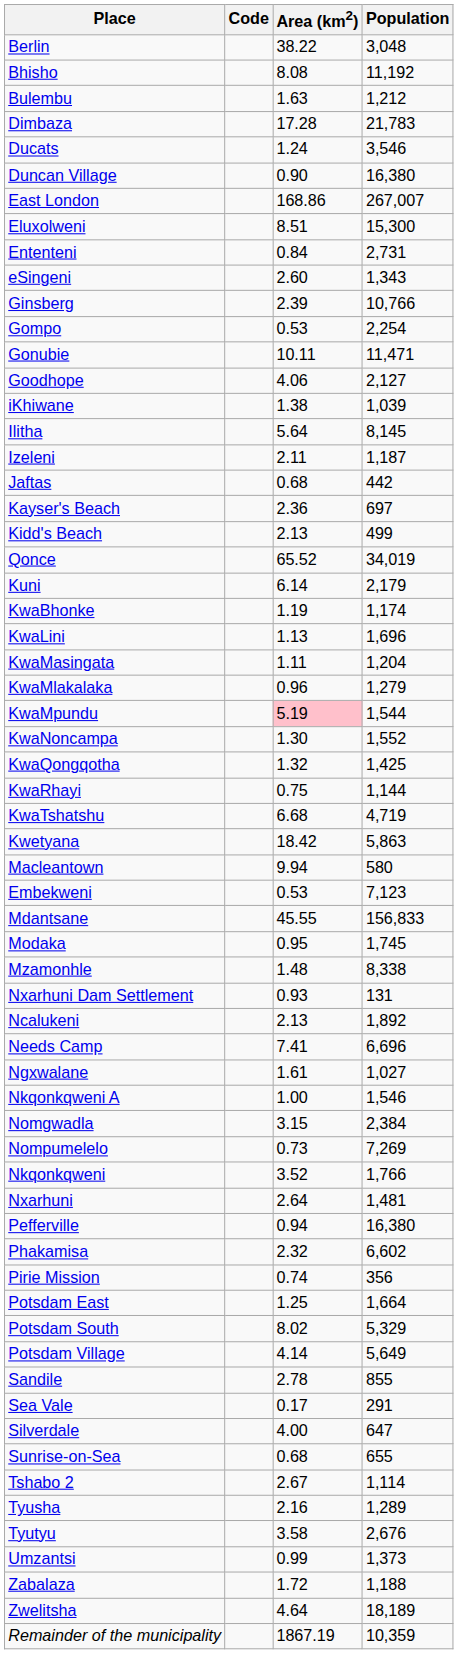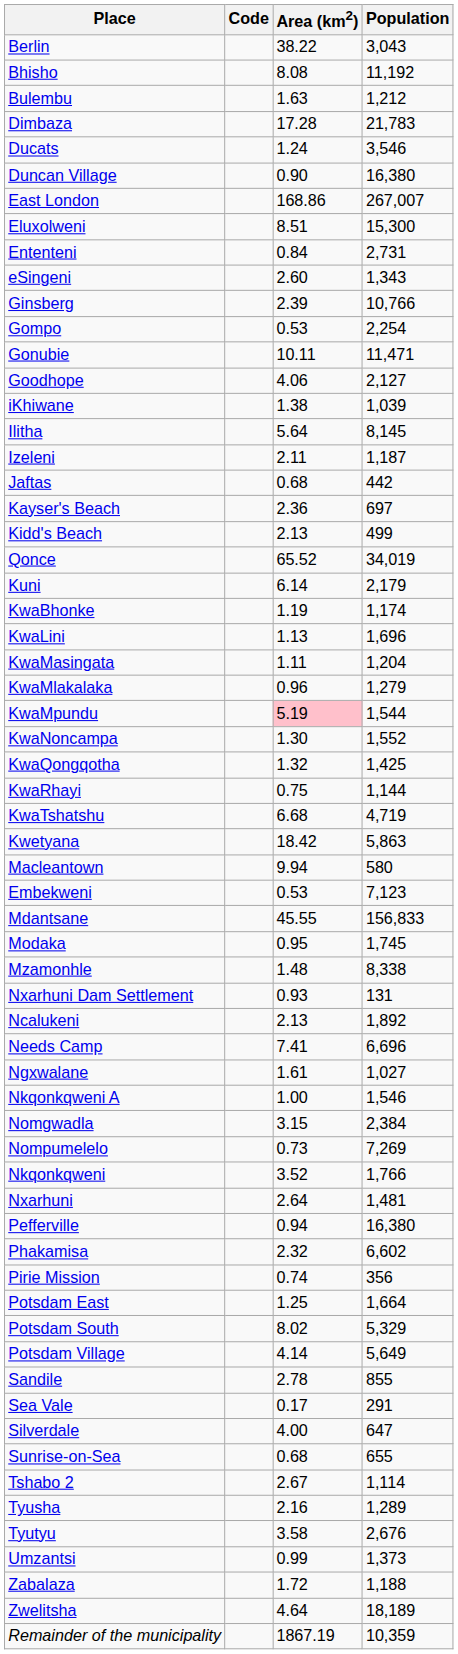(386, 47) 3,048 -> (386, 47) 3,043
